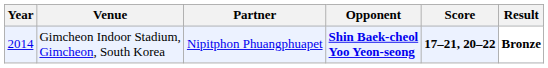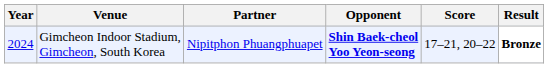(20, 44) 2014 -> (20, 44) 2024
(460, 44) bold -> (460, 44) normal
